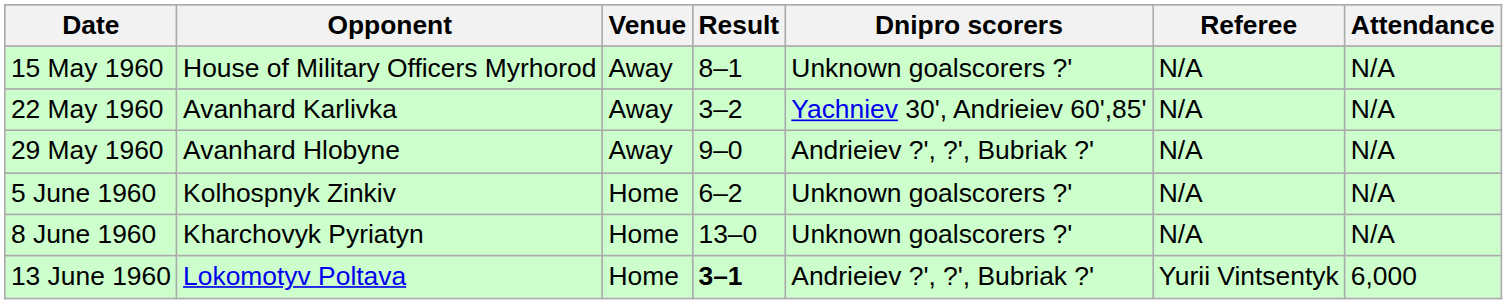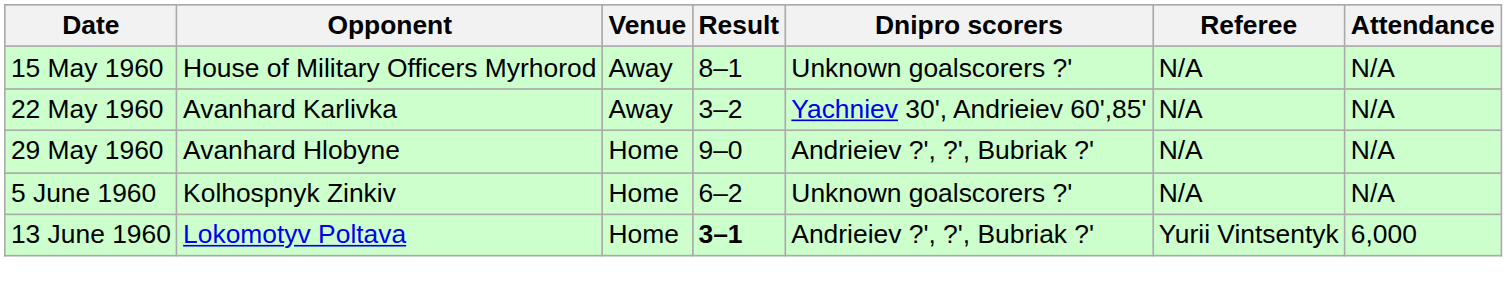(641, 151) Away -> (644, 151) Home
- row: (84, 234)
